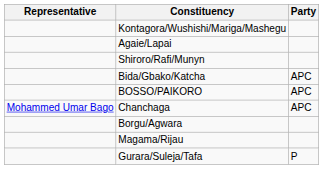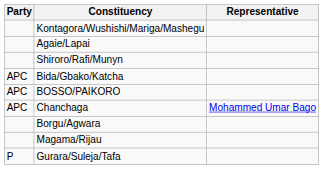columns swapped: (60, 12) <-> (303, 12)
